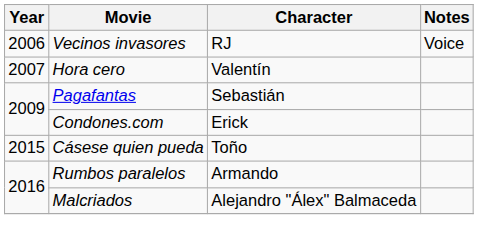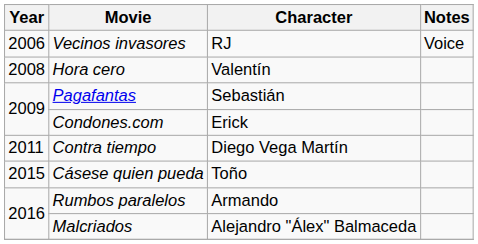(27, 69) 2007 -> (27, 69) 2008
+ row: (104, 148)
